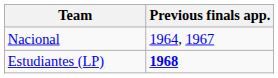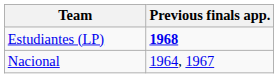rows swapped: (34, 38) <-> (56, 61)
